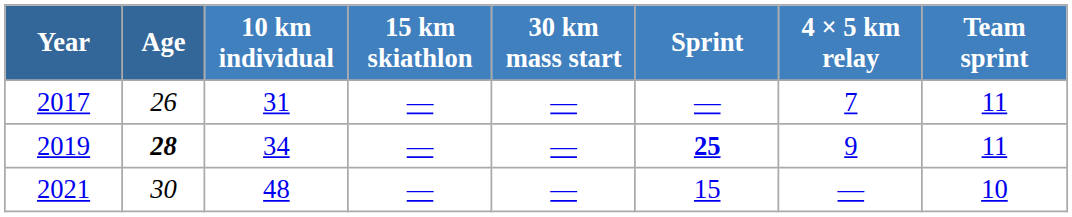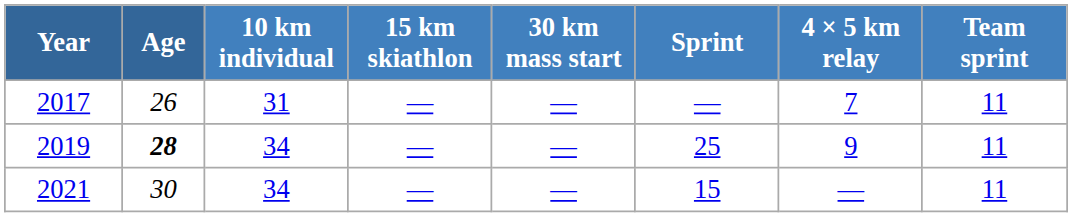(707, 145) bold -> (707, 145) normal
(276, 189) 48 -> (276, 189) 34
(994, 189) 10 -> (994, 189) 11
